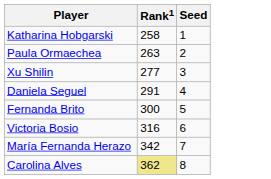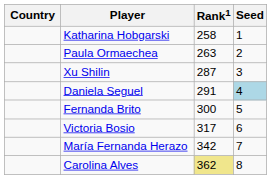+ column: (33, 15)
(150, 72) 277 -> (206, 72) 287
(183, 91) no background -> (239, 91) lightblue background
(150, 128) 316 -> (206, 128) 317
